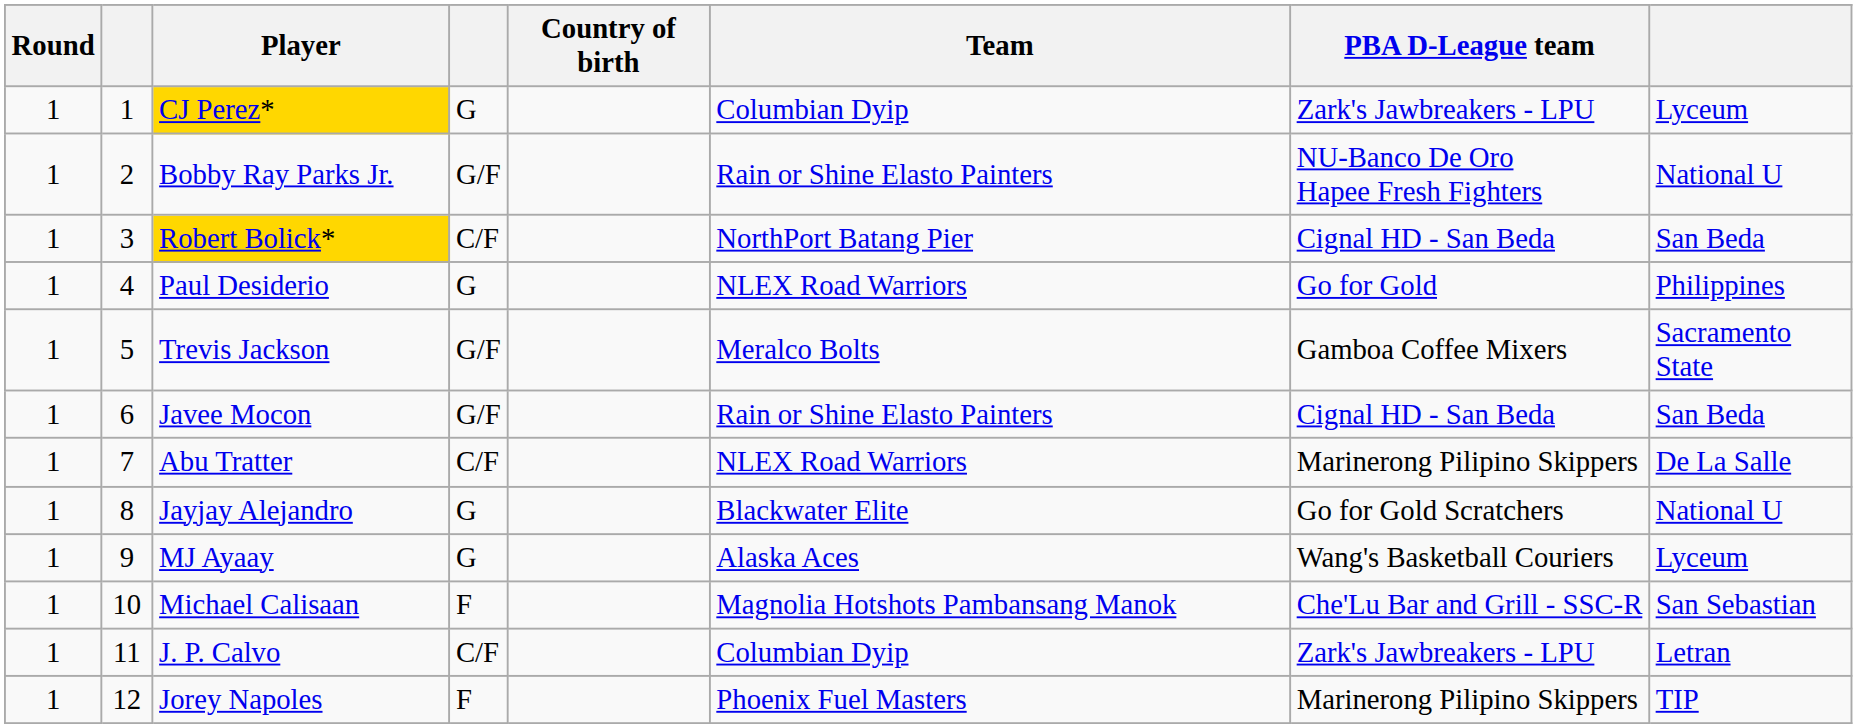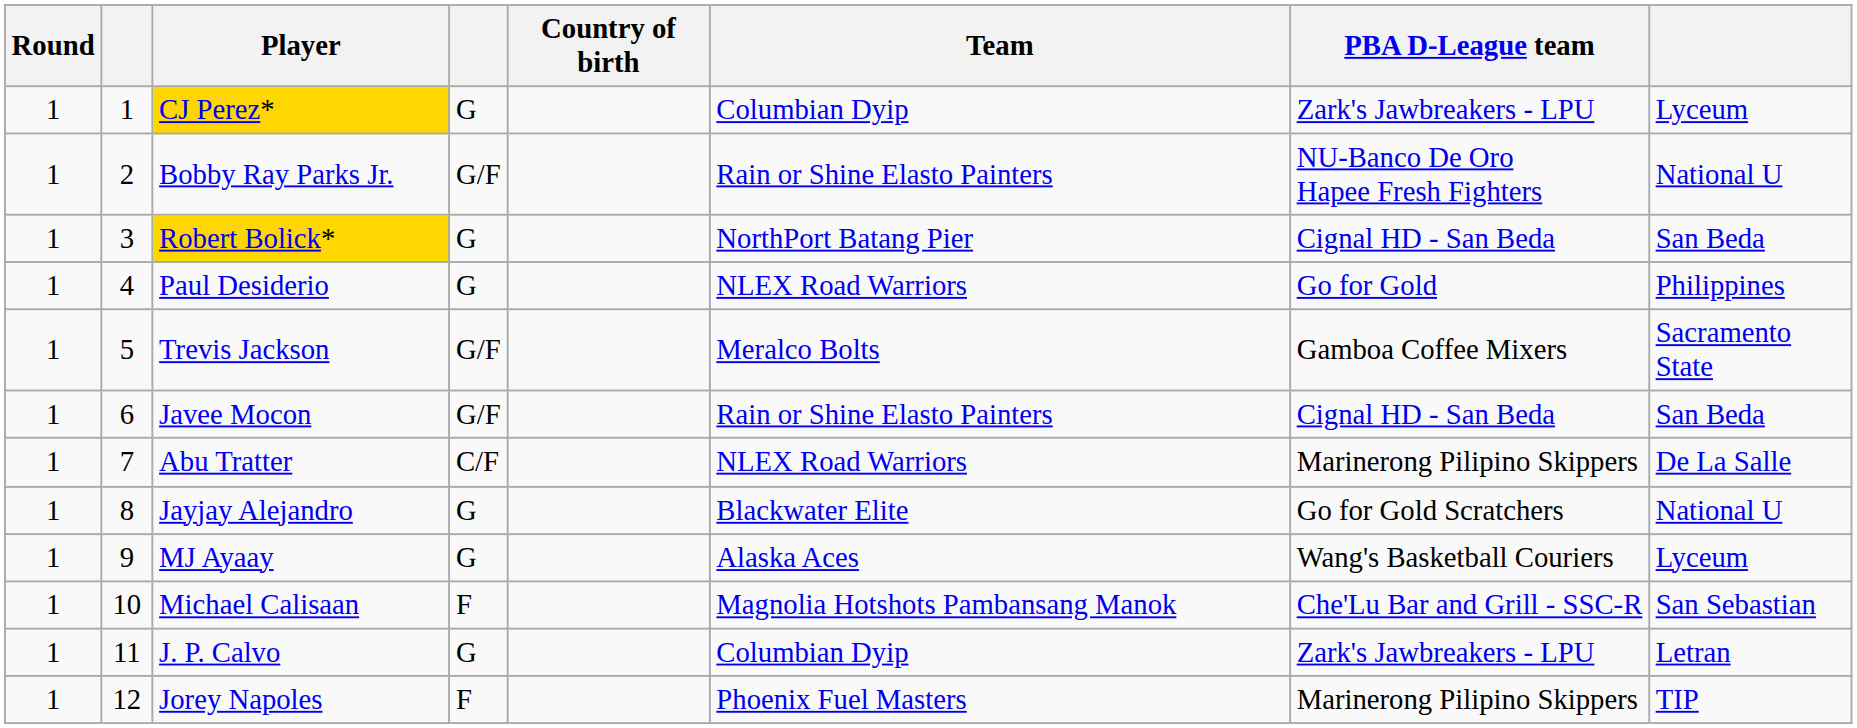(477, 238) C/F -> (466, 238) G
(477, 651) C/F -> (466, 651) G
